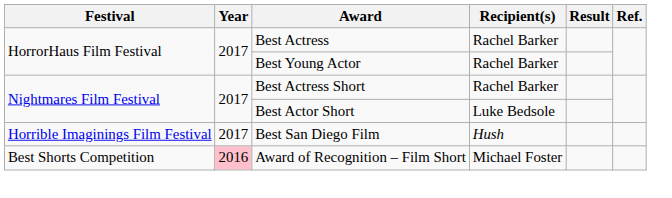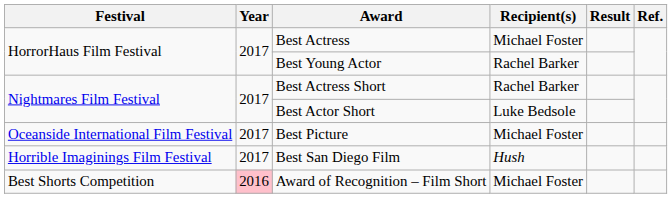(515, 39) Rachel Barker -> (538, 39) Michael Foster
+ row: (312, 134)
